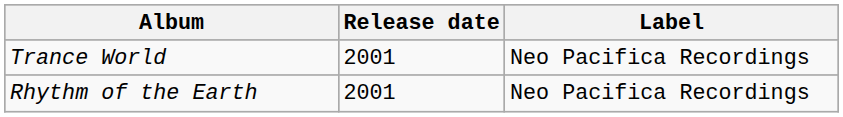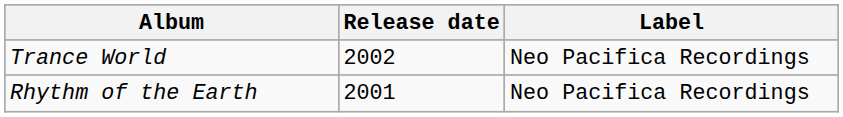(369, 58) 2001 -> (369, 58) 2002
